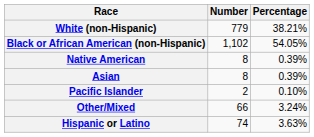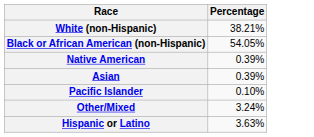- column: (229, 12)
